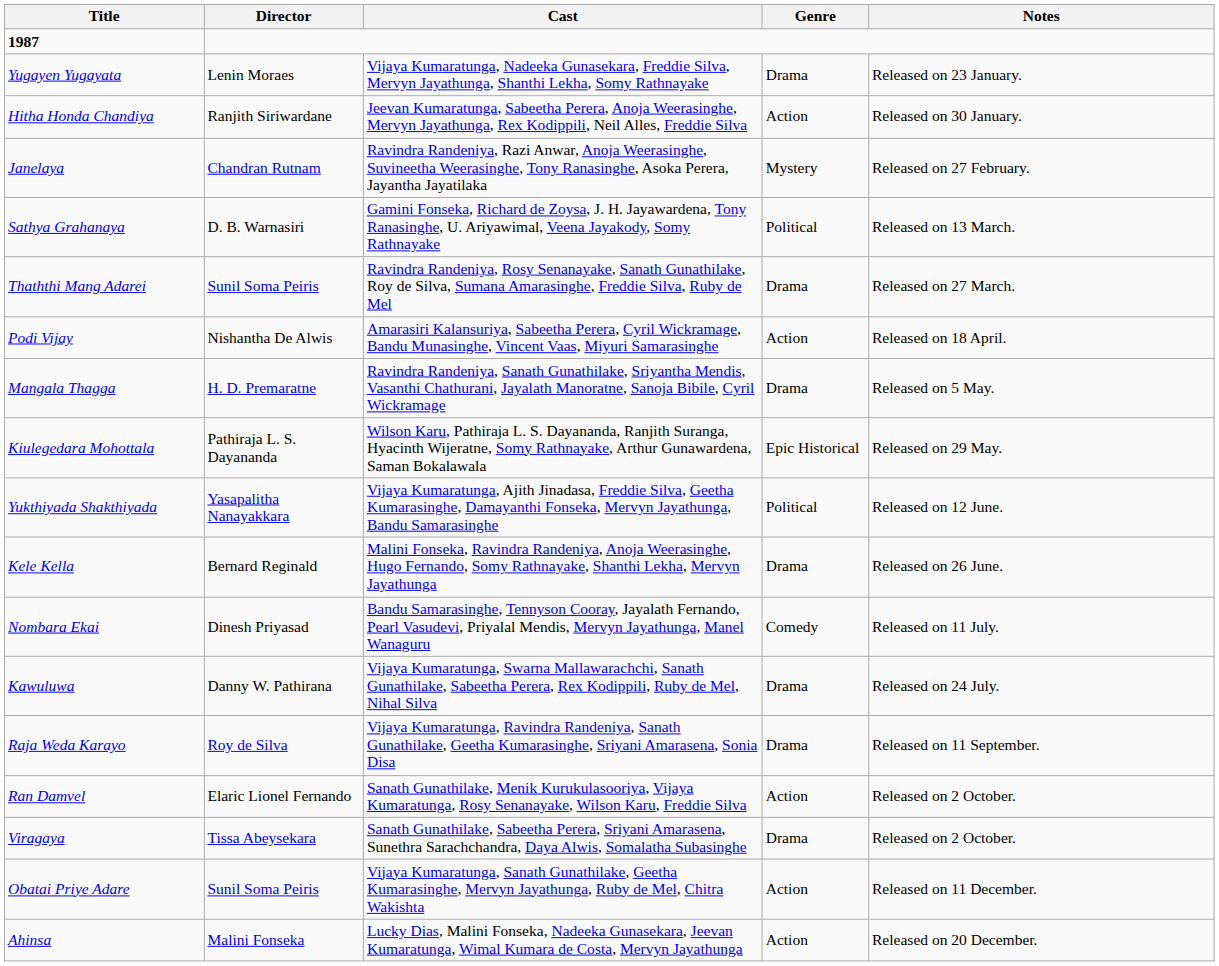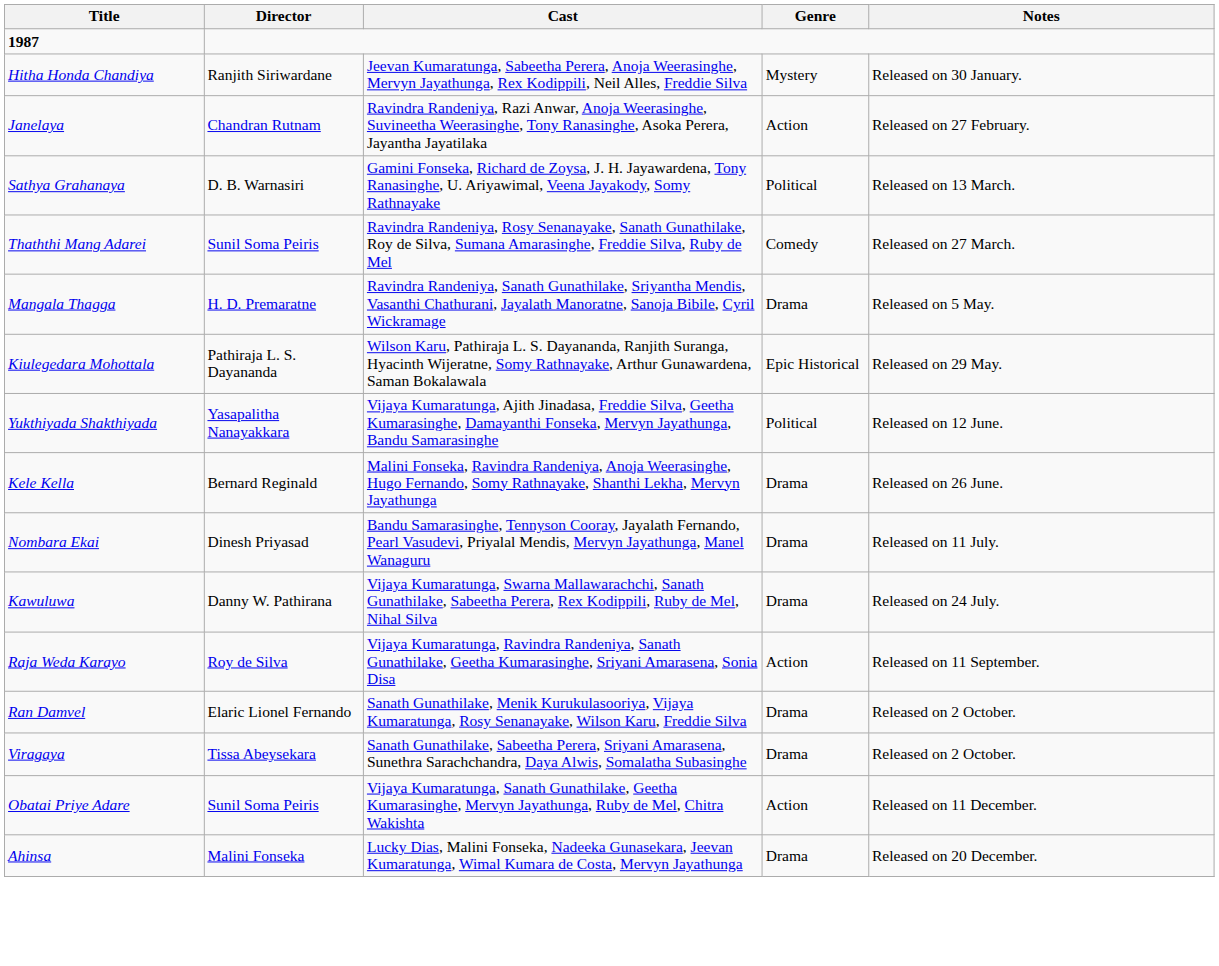- row: (65, 74)
(787, 116) Action -> (792, 74) Mystery
(792, 167) Mystery -> (787, 125) Action
(787, 286) Drama -> (792, 244) Comedy
- row: (40, 337)
(792, 626) Comedy -> (787, 542) Drama
(787, 745) Drama -> (787, 661) Action
(787, 796) Action -> (787, 712) Drama
(787, 940) Action -> (787, 855) Drama
